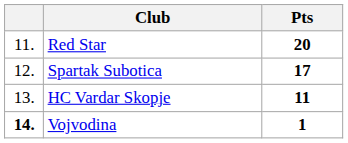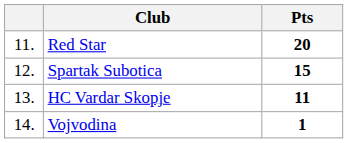(302, 71) 17 -> (302, 71) 15
(24, 124) bold -> (24, 124) normal
